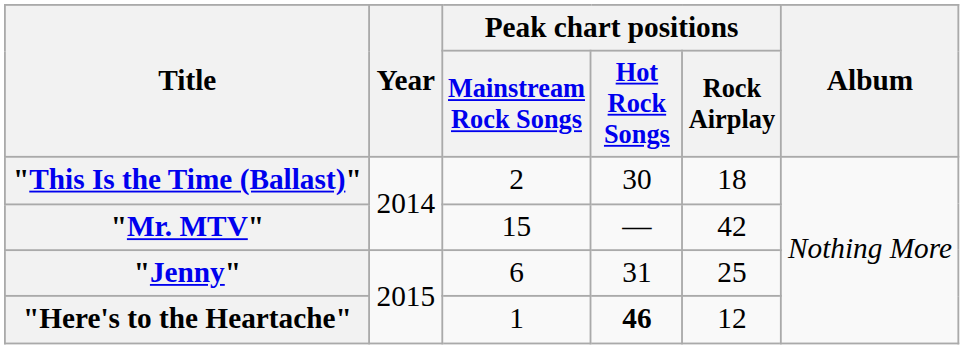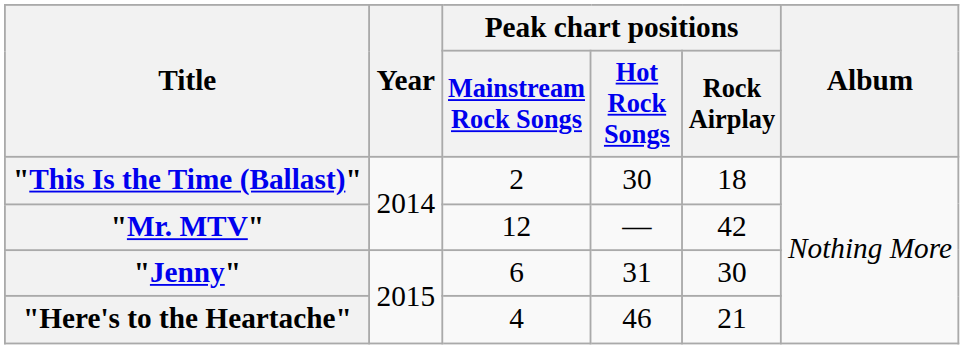(517, 226) 15 -> (517, 226) 12
(732, 272) 25 -> (732, 272) 30
(517, 319) 1 -> (517, 319) 4
(637, 319) bold -> (637, 319) normal
(732, 319) 12 -> (732, 319) 21
